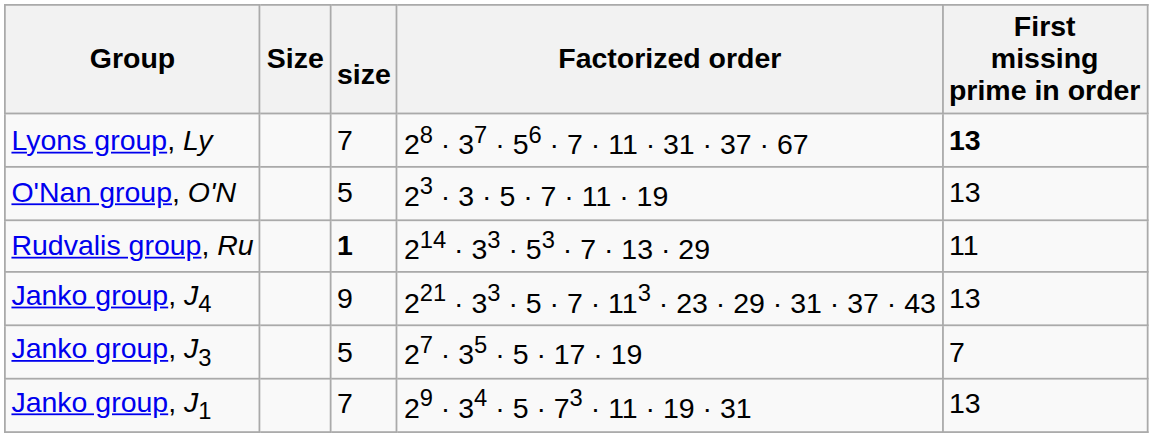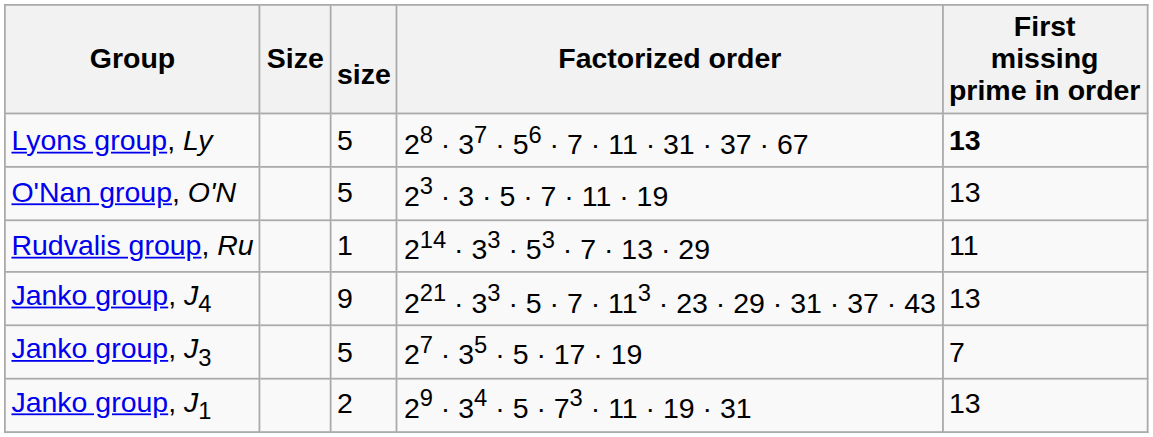(345, 140) 7 -> (345, 140) 5
(345, 245) bold -> (345, 245) normal
(345, 404) 7 -> (345, 404) 2
